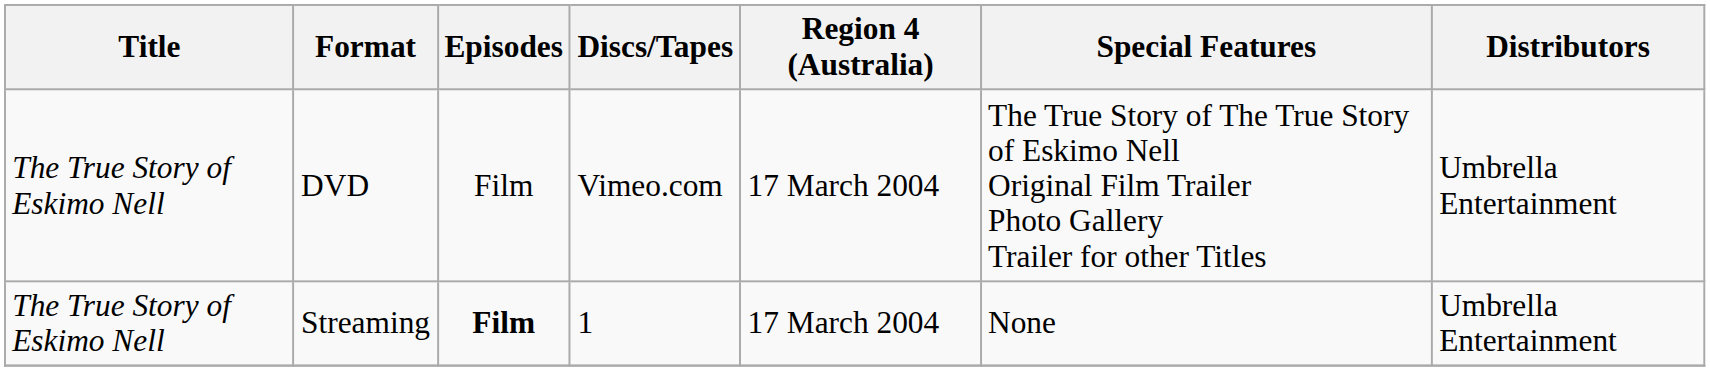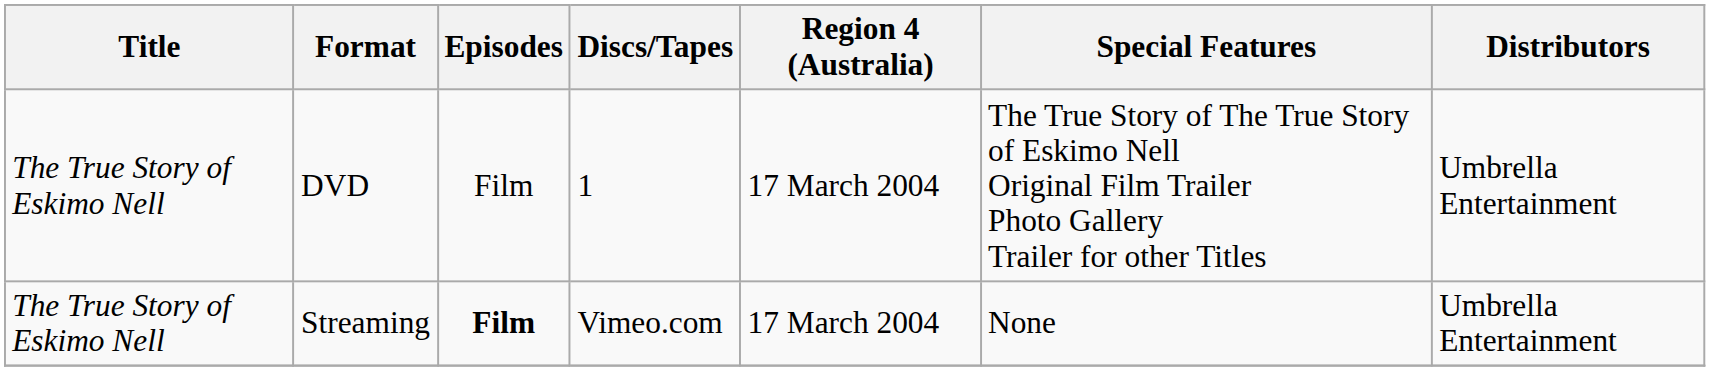(650, 184) Vimeo.com -> (585, 184) 1
(585, 322) 1 -> (650, 322) Vimeo.com
